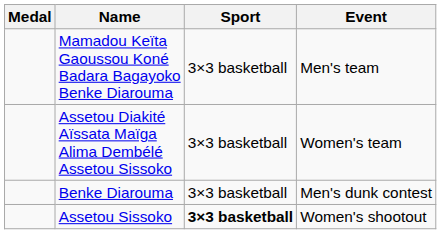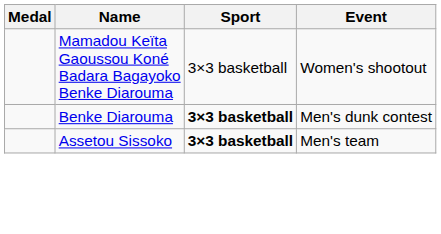(340, 67) Men's team -> (363, 67) Women's shootout
- row: (115, 143)
(237, 193) normal -> (240, 117) bold
(363, 217) Women's shootout -> (340, 141) Men's team
